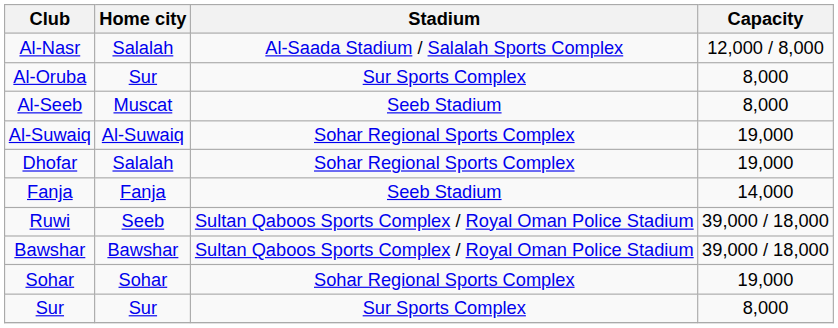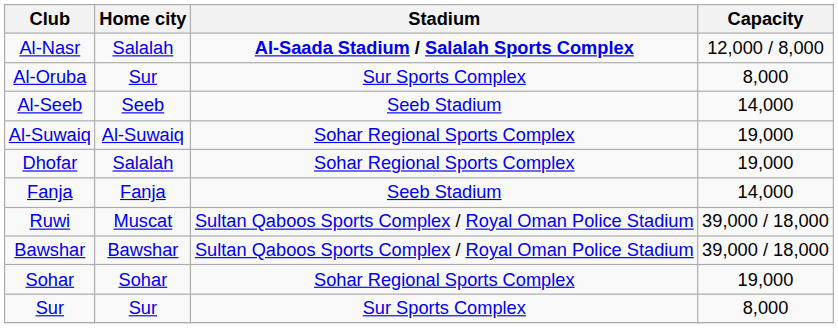(444, 47) normal -> (444, 47) bold
(143, 105) Muscat -> (143, 105) Seeb
(765, 105) 8,000 -> (766, 105) 14,000
(143, 221) Seeb -> (143, 221) Muscat
